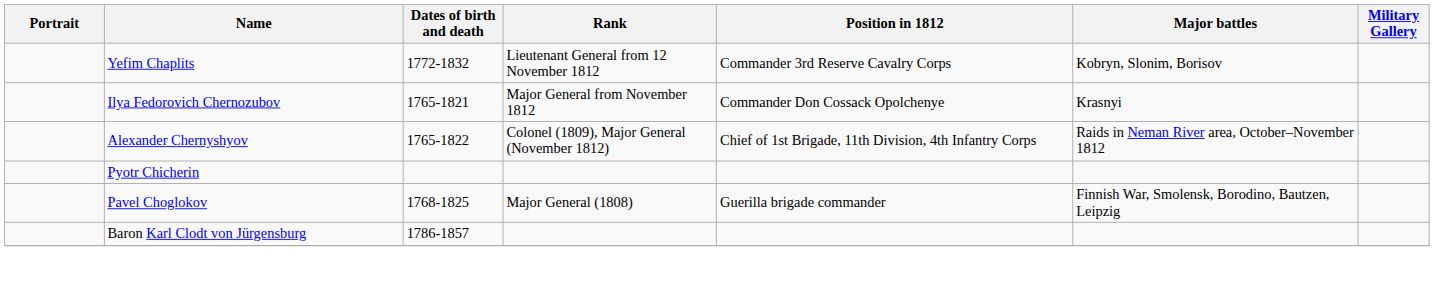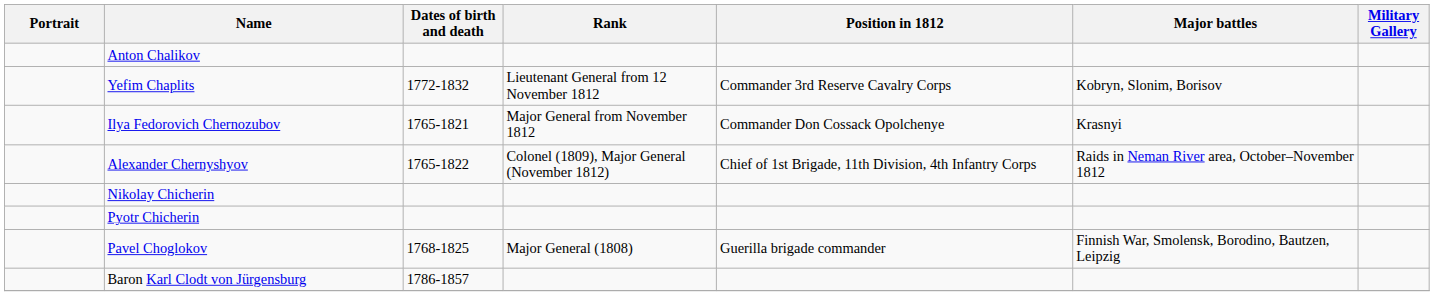+ row: (154, 54)
+ row: (161, 194)
